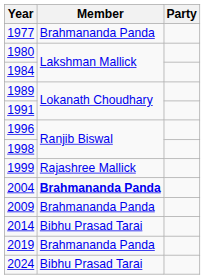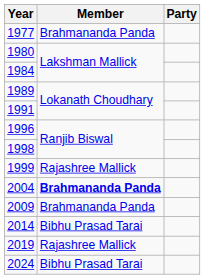(97, 245) Brahmananda Panda -> (88, 245) Rajashree Mallick
